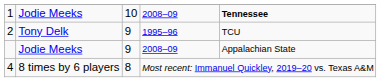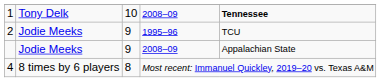(50, 13) Jodie Meeks -> (43, 13) Tony Delk
(43, 31) Tony Delk -> (50, 31) Jodie Meeks
